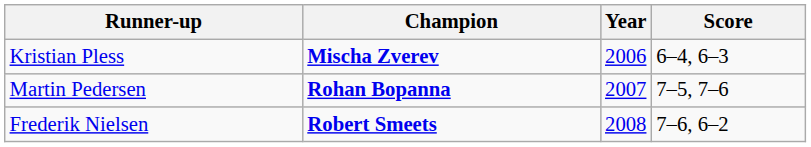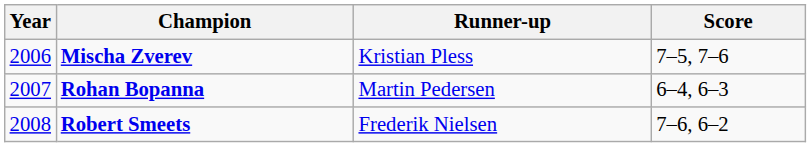columns swapped: (626, 21) <-> (154, 21)
(692, 56) 6–4, 6–3 -> (692, 56) 7–5, 7–6
(692, 90) 7–5, 7–6 -> (692, 90) 6–4, 6–3
